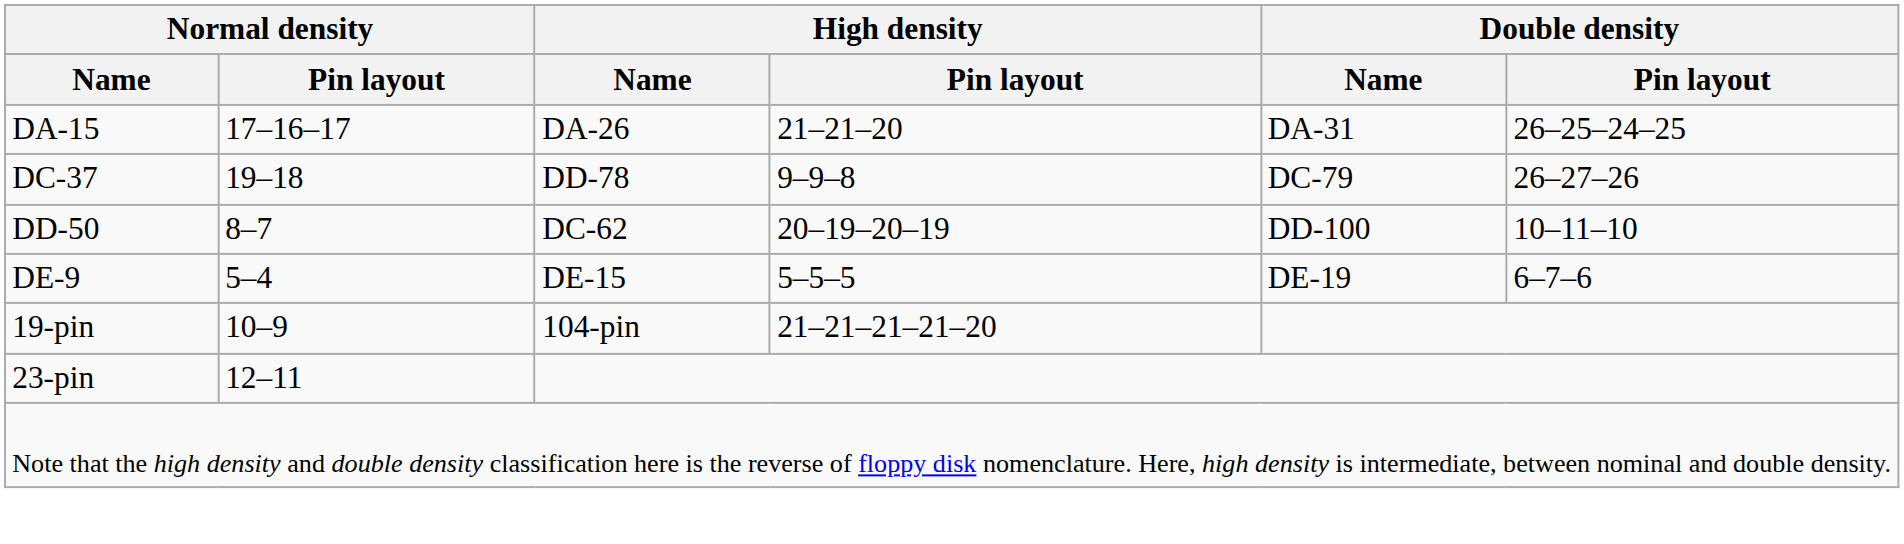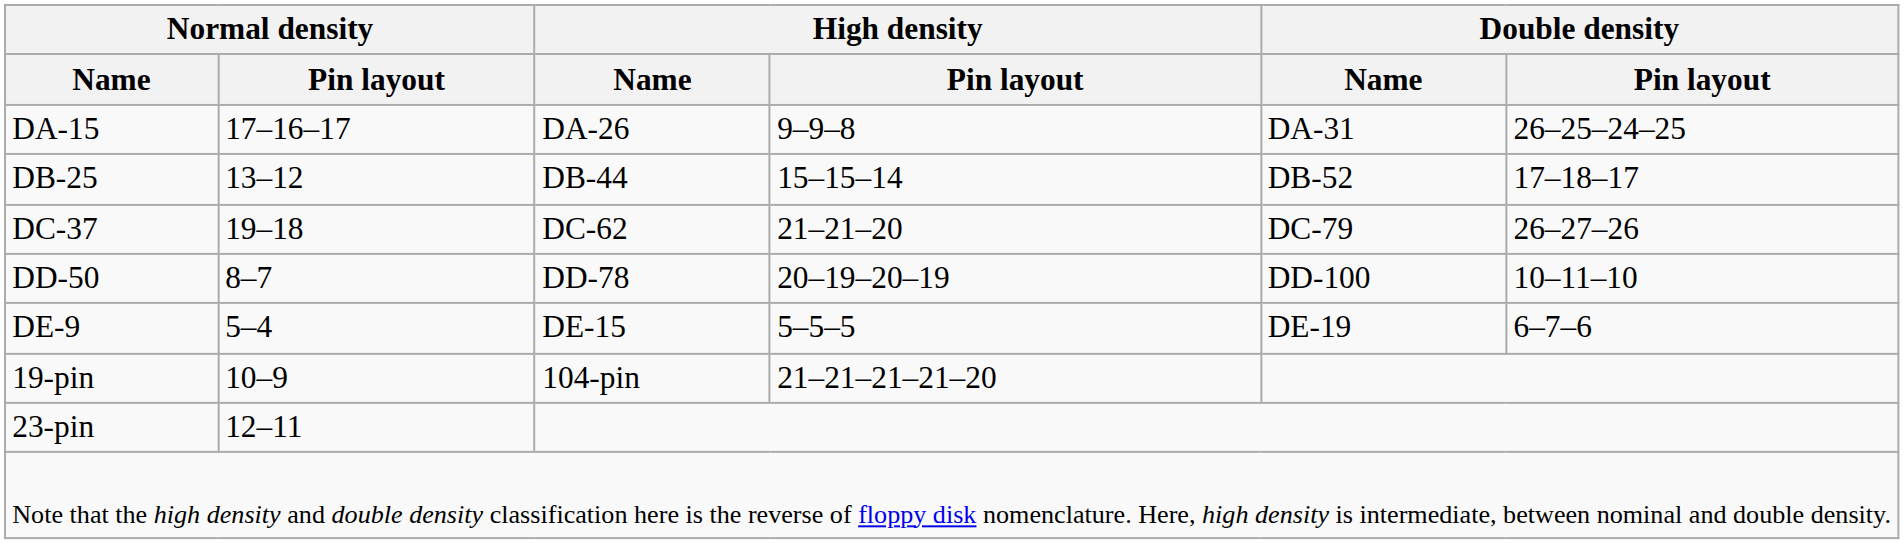(840, 128) 21–21–20 -> (816, 128) 9–9–8
+ row: (55, 178)
(586, 178) DD-78 -> (585, 228) DC-62
(816, 178) 9–9–8 -> (840, 228) 21–21–20
(585, 228) DC-62 -> (586, 278) DD-78
